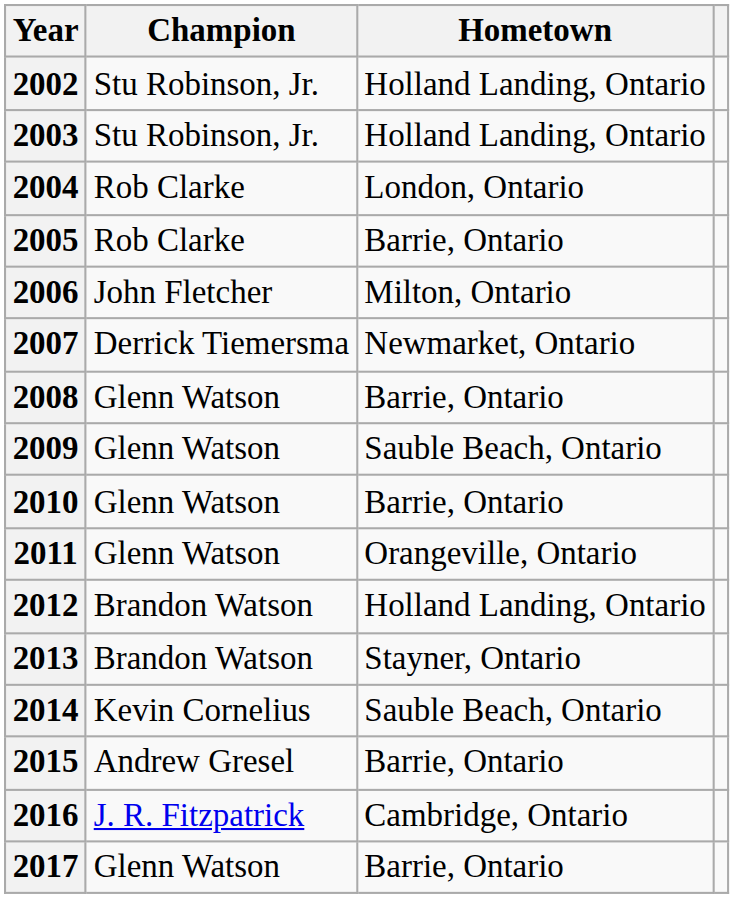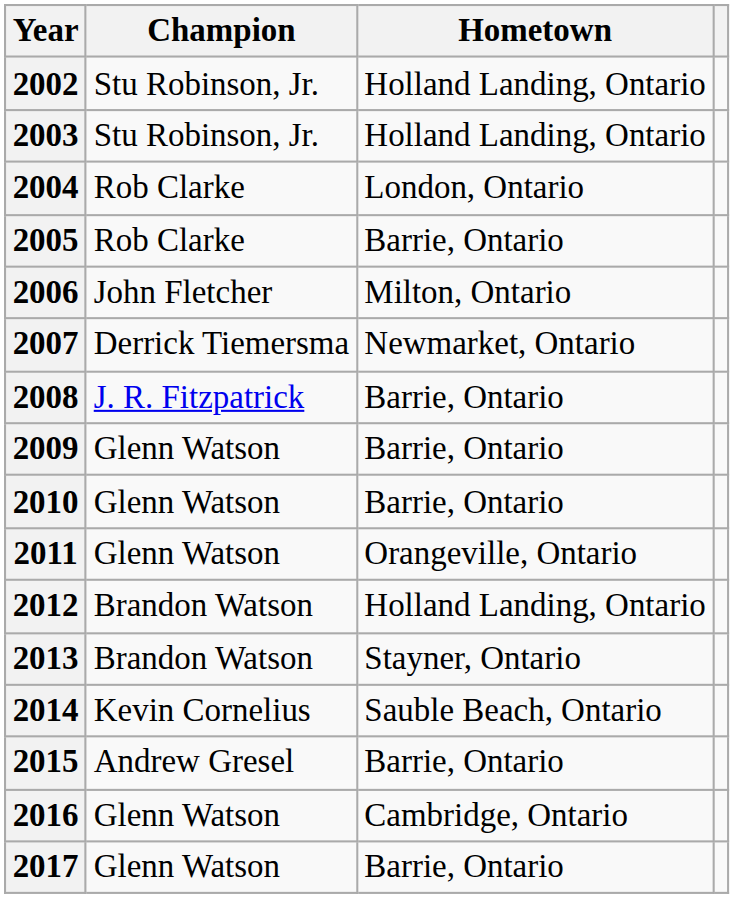(187, 396) Glenn Watson -> (199, 396) J. R. Fitzpatrick
(513, 448) Sauble Beach, Ontario -> (464, 448) Barrie, Ontario
(199, 814) J. R. Fitzpatrick -> (187, 814) Glenn Watson
